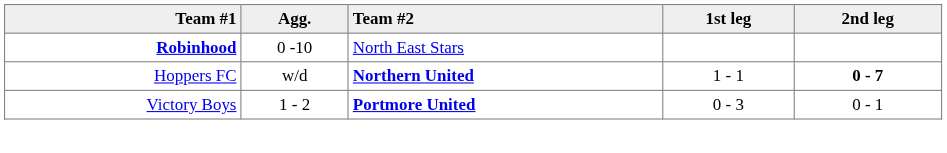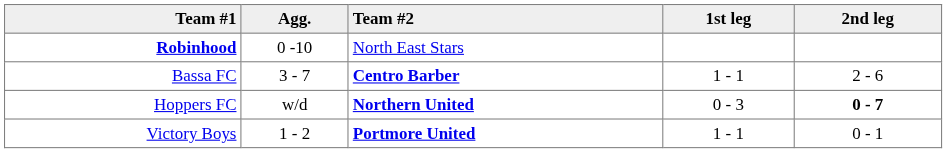+ row: (204, 76)
(728, 76) 1 - 1 -> (728, 104) 0 - 3
(728, 104) 0 - 3 -> (728, 133) 1 - 1
